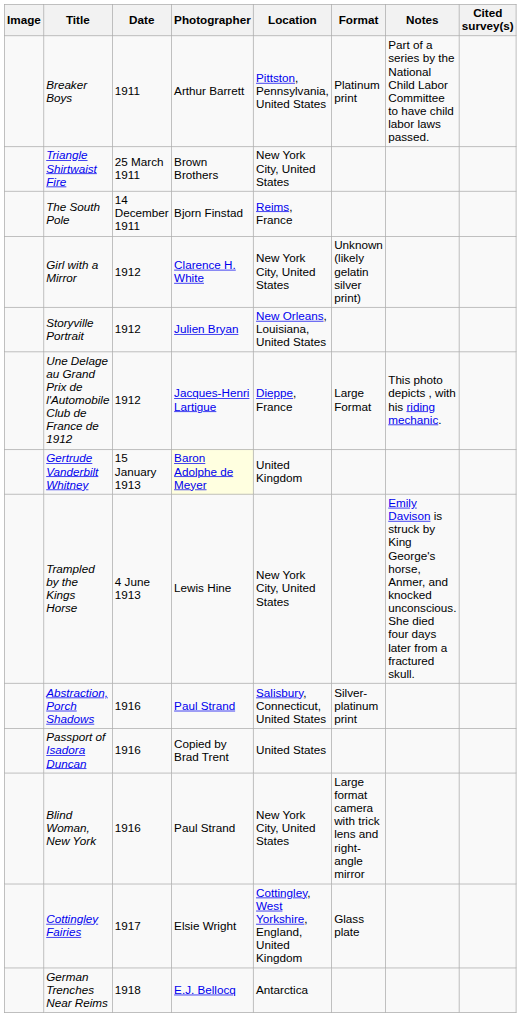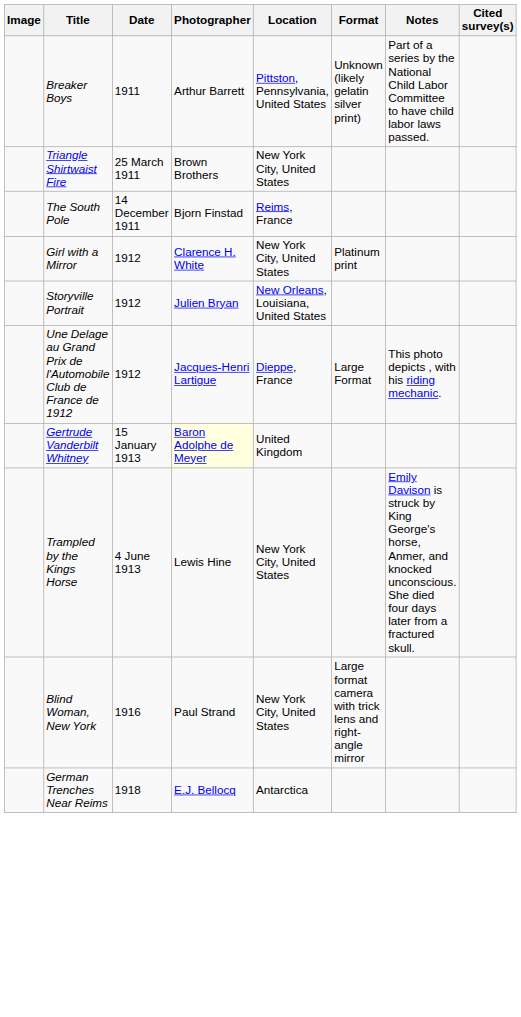(357, 91) Platinum print -> (359, 91) Unknown (likely gelatin silver print)
(359, 271) Unknown (likely gelatin silver print) -> (357, 258) Platinum print
- row: (77, 706)
- row: (76, 750)
- row: (72, 925)
